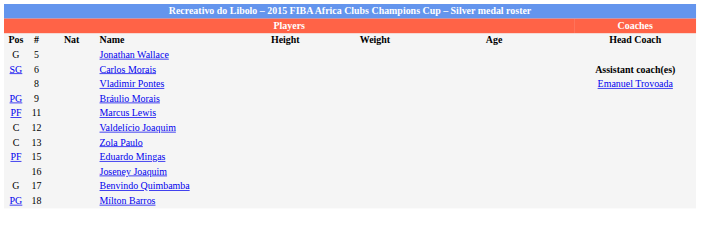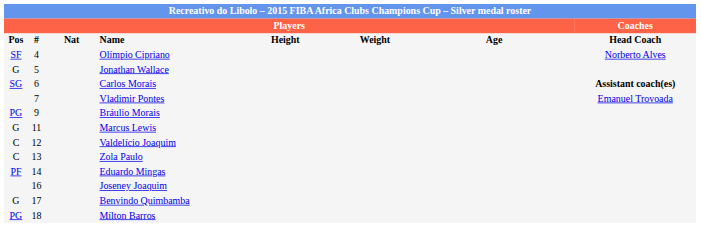+ row: (135, 55)
(37, 84) 8 -> (37, 99) 7
(16, 113) PF -> (16, 128) G
(37, 157) 15 -> (37, 172) 14
